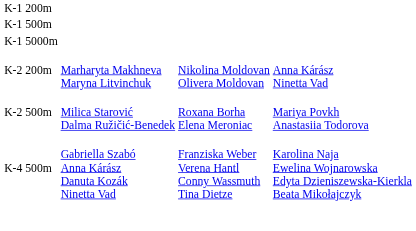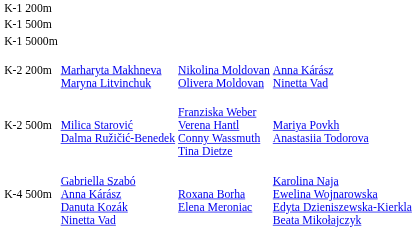(215, 119) Roxana Borha Elena Meroniac -> (219, 132) Franziska Weber Verena Hantl Conny Wassmuth Tina Dietze
(219, 174) Franziska Weber Verena Hantl Conny Wassmuth Tina Dietze -> (215, 200) Roxana Borha Elena Meroniac
